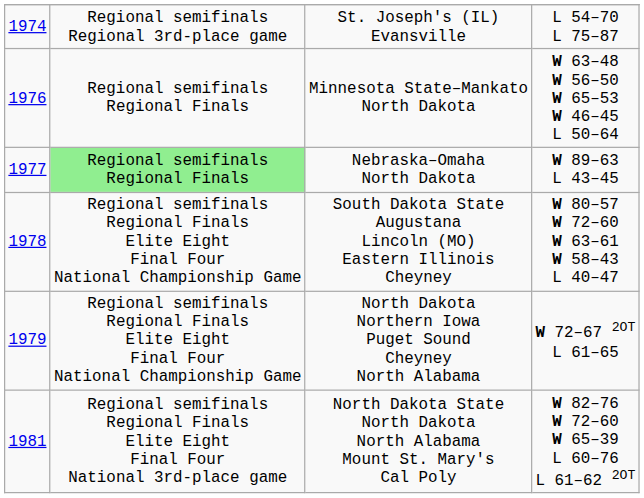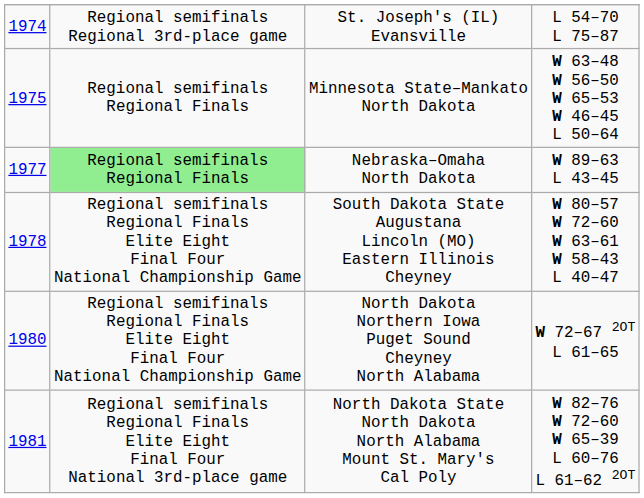(27, 98) 1976 -> (27, 98) 1975
(27, 341) 1979 -> (27, 341) 1980
